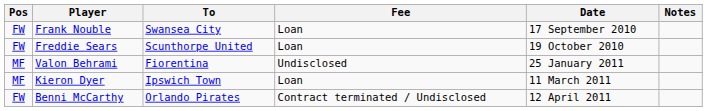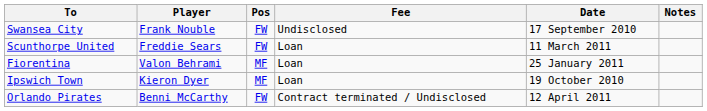columns swapped: (19, 13) <-> (209, 13)
(290, 30) Loan -> (312, 30) Undisclosed
(576, 47) 19 October 2010 -> (570, 47) 11 March 2011
(312, 64) Undisclosed -> (290, 64) Loan
(570, 81) 11 March 2011 -> (576, 81) 19 October 2010
